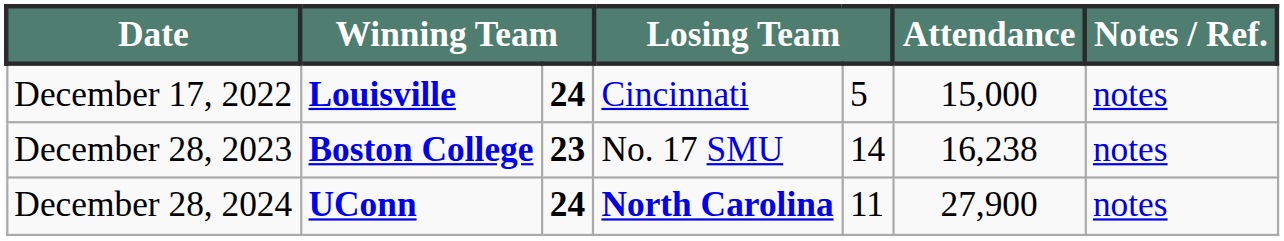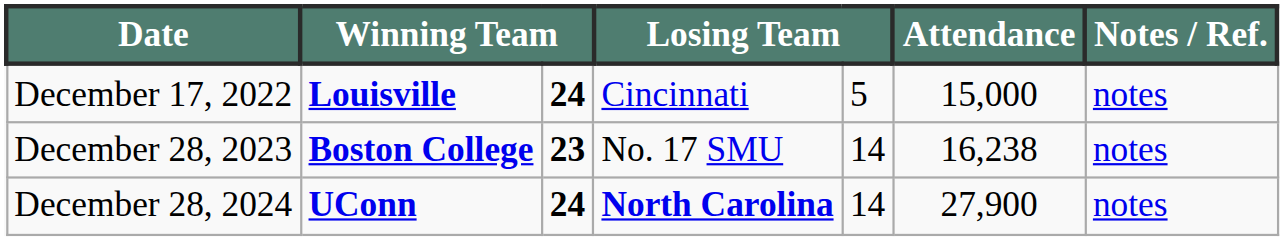(867, 205) 11 -> (868, 205) 14
